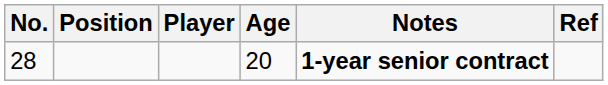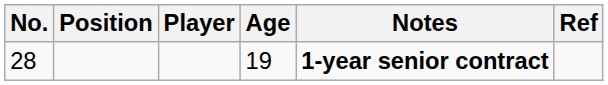(259, 60) 20 -> (259, 60) 19
